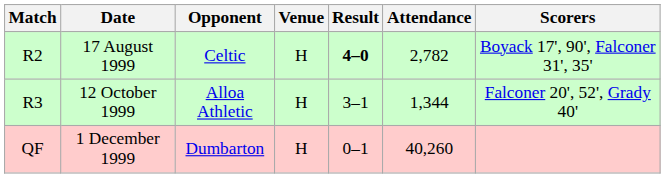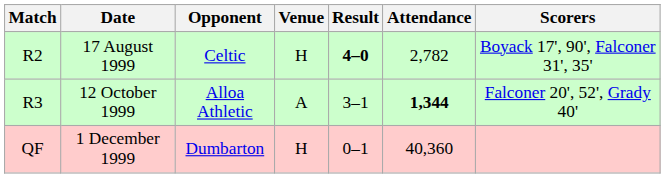(301, 102) H -> (301, 102) A
(429, 102) normal -> (429, 102) bold
(429, 149) 40,260 -> (429, 149) 40,360
